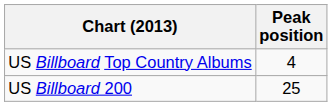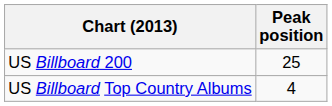rows swapped: (130, 62) <-> (70, 88)
